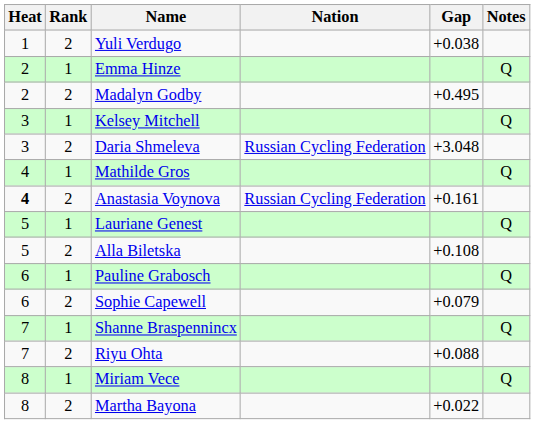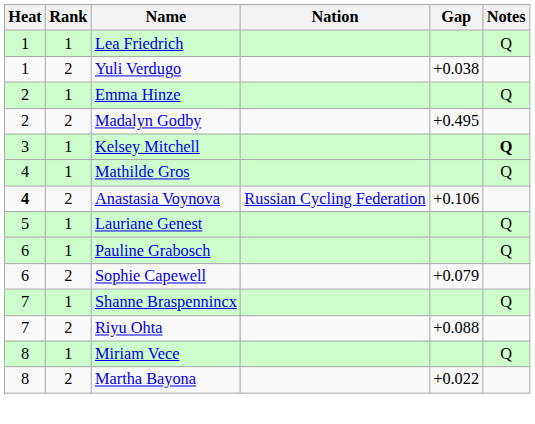+ row: (139, 43)
(506, 120) normal -> (506, 146) bold
- row: (147, 146)
(456, 198) +0.161 -> (456, 198) +0.106
- row: (138, 250)
